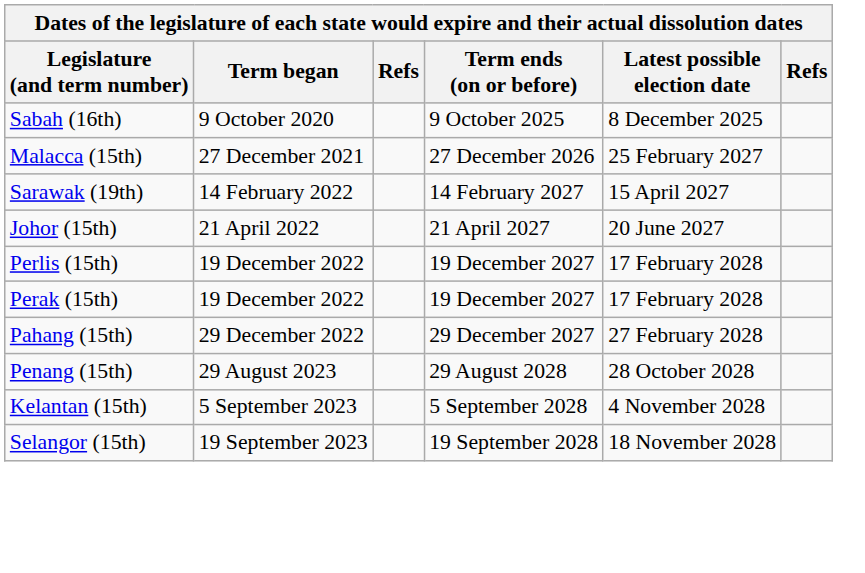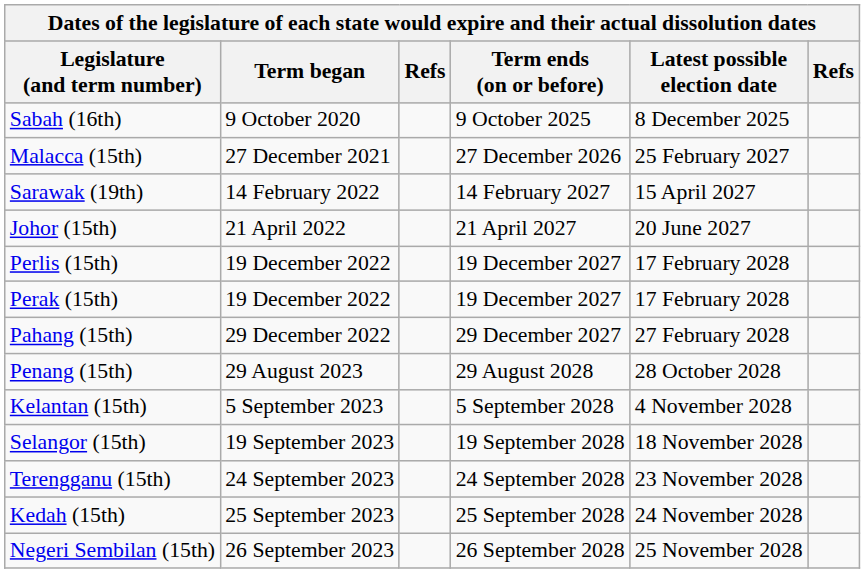+ row: (90, 478)
+ row: (67, 514)
+ row: (112, 550)
